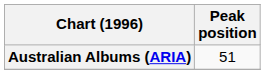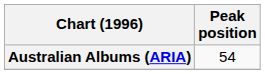(227, 57) 51 -> (227, 57) 54
